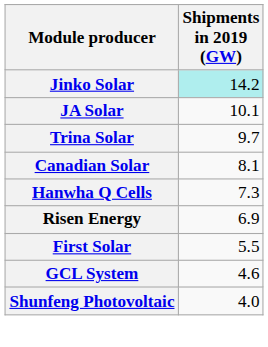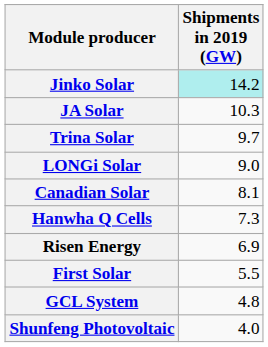(244, 110) 10.1 -> (244, 110) 10.3
+ row: (92, 165)
(249, 273) 4.6 -> (249, 300) 4.8
